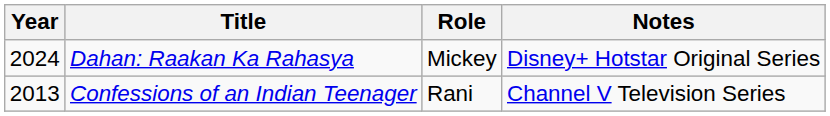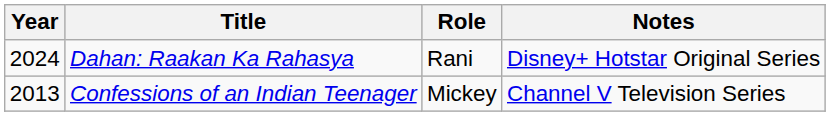(462, 57) Mickey -> (450, 57) Rani
(450, 93) Rani -> (462, 93) Mickey
